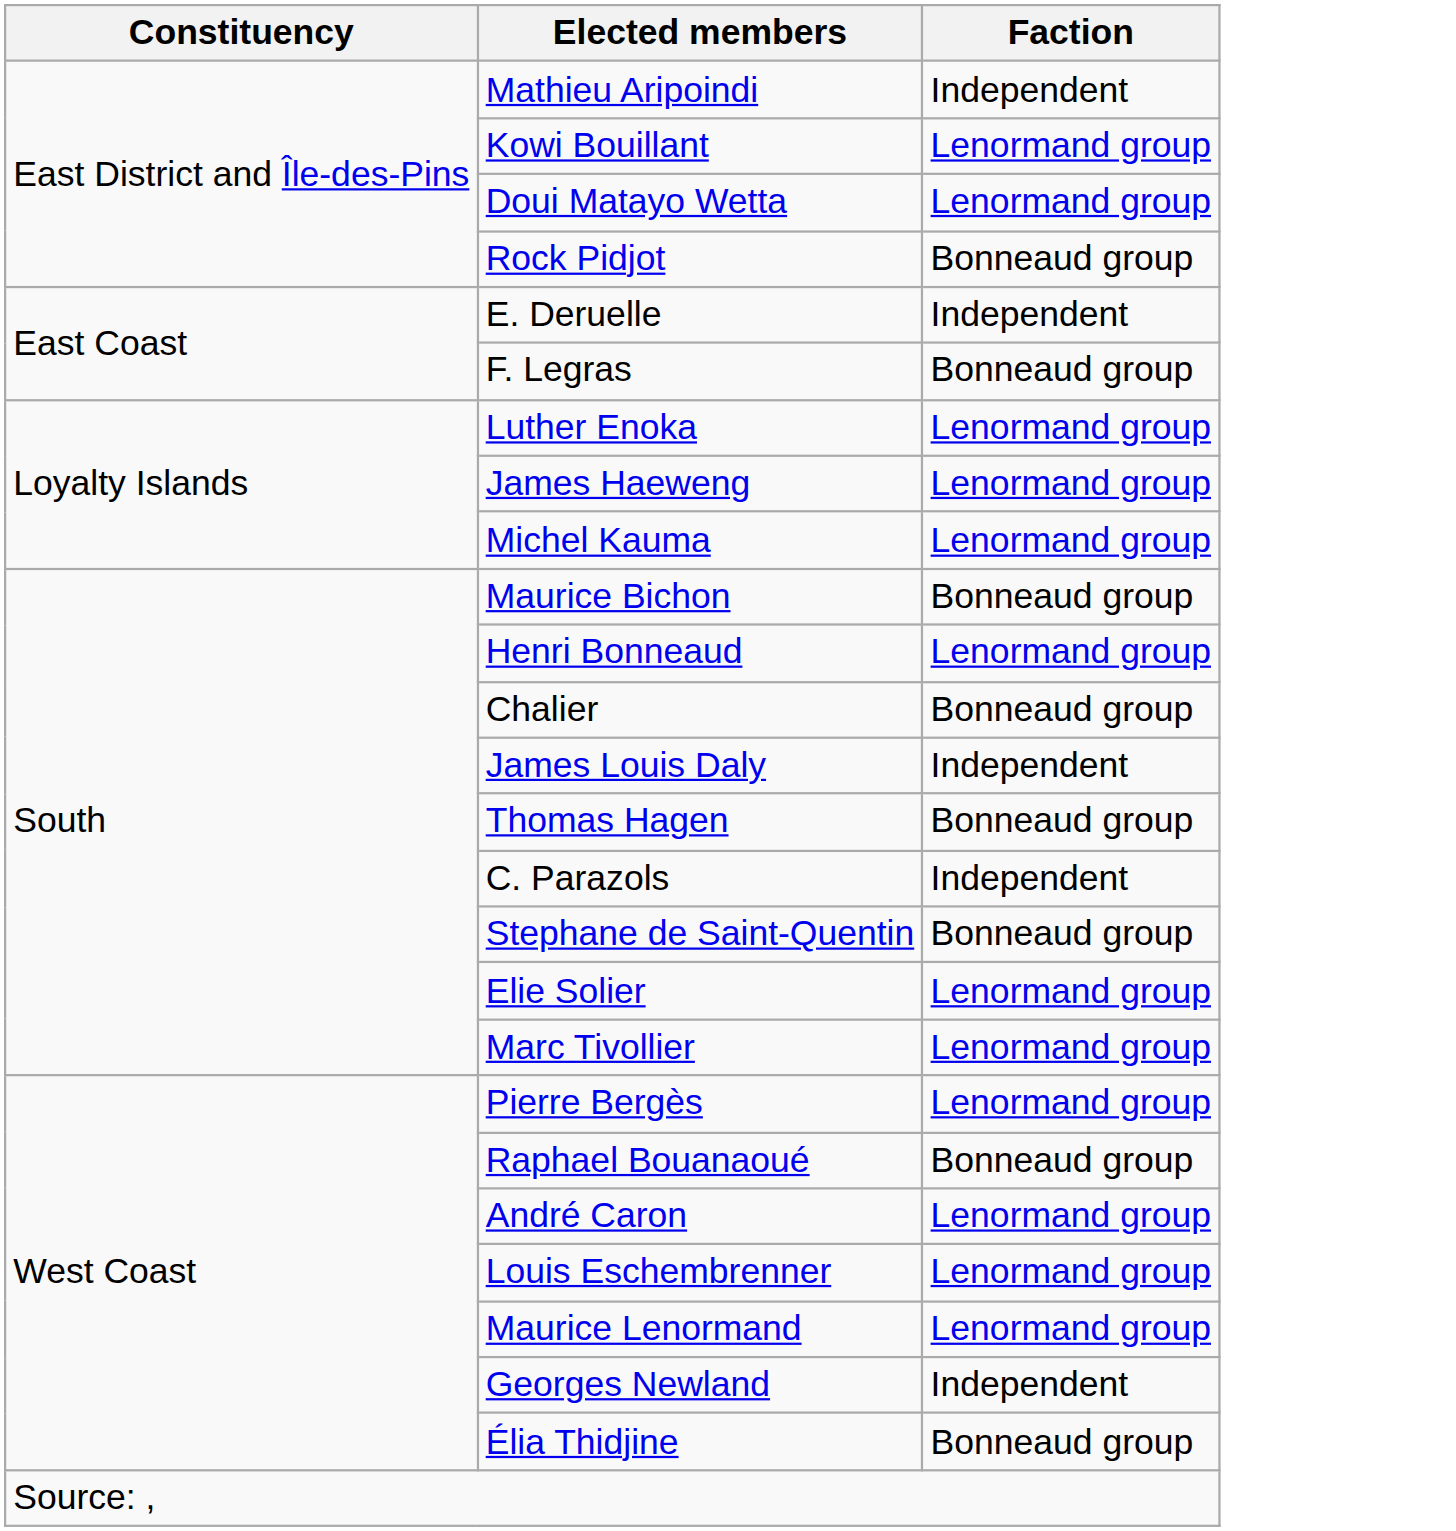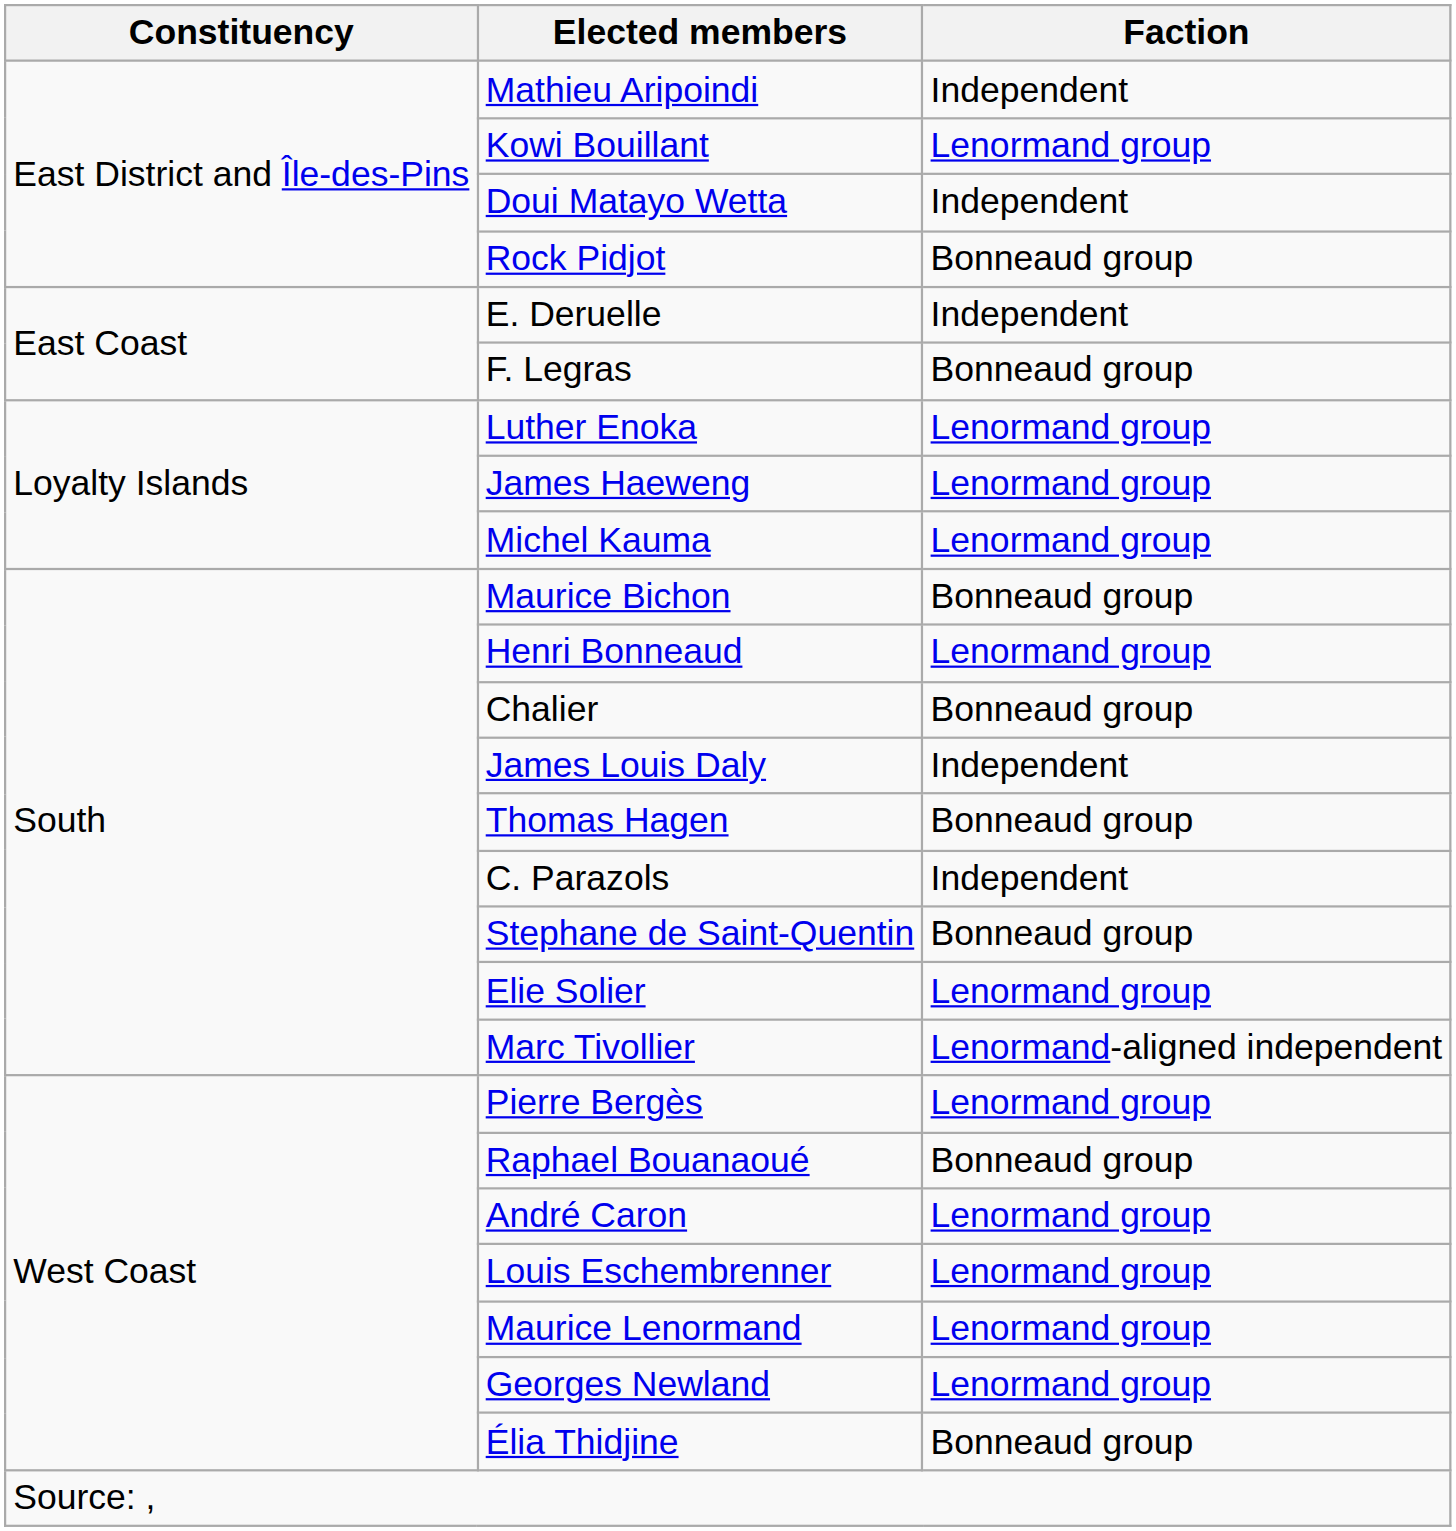(1071, 201) Lenormand group -> (1029, 201) Independent
(1071, 1046) Lenormand group -> (1186, 1046) Lenormand-aligned independent
(1029, 1384) Independent -> (1071, 1384) Lenormand group
